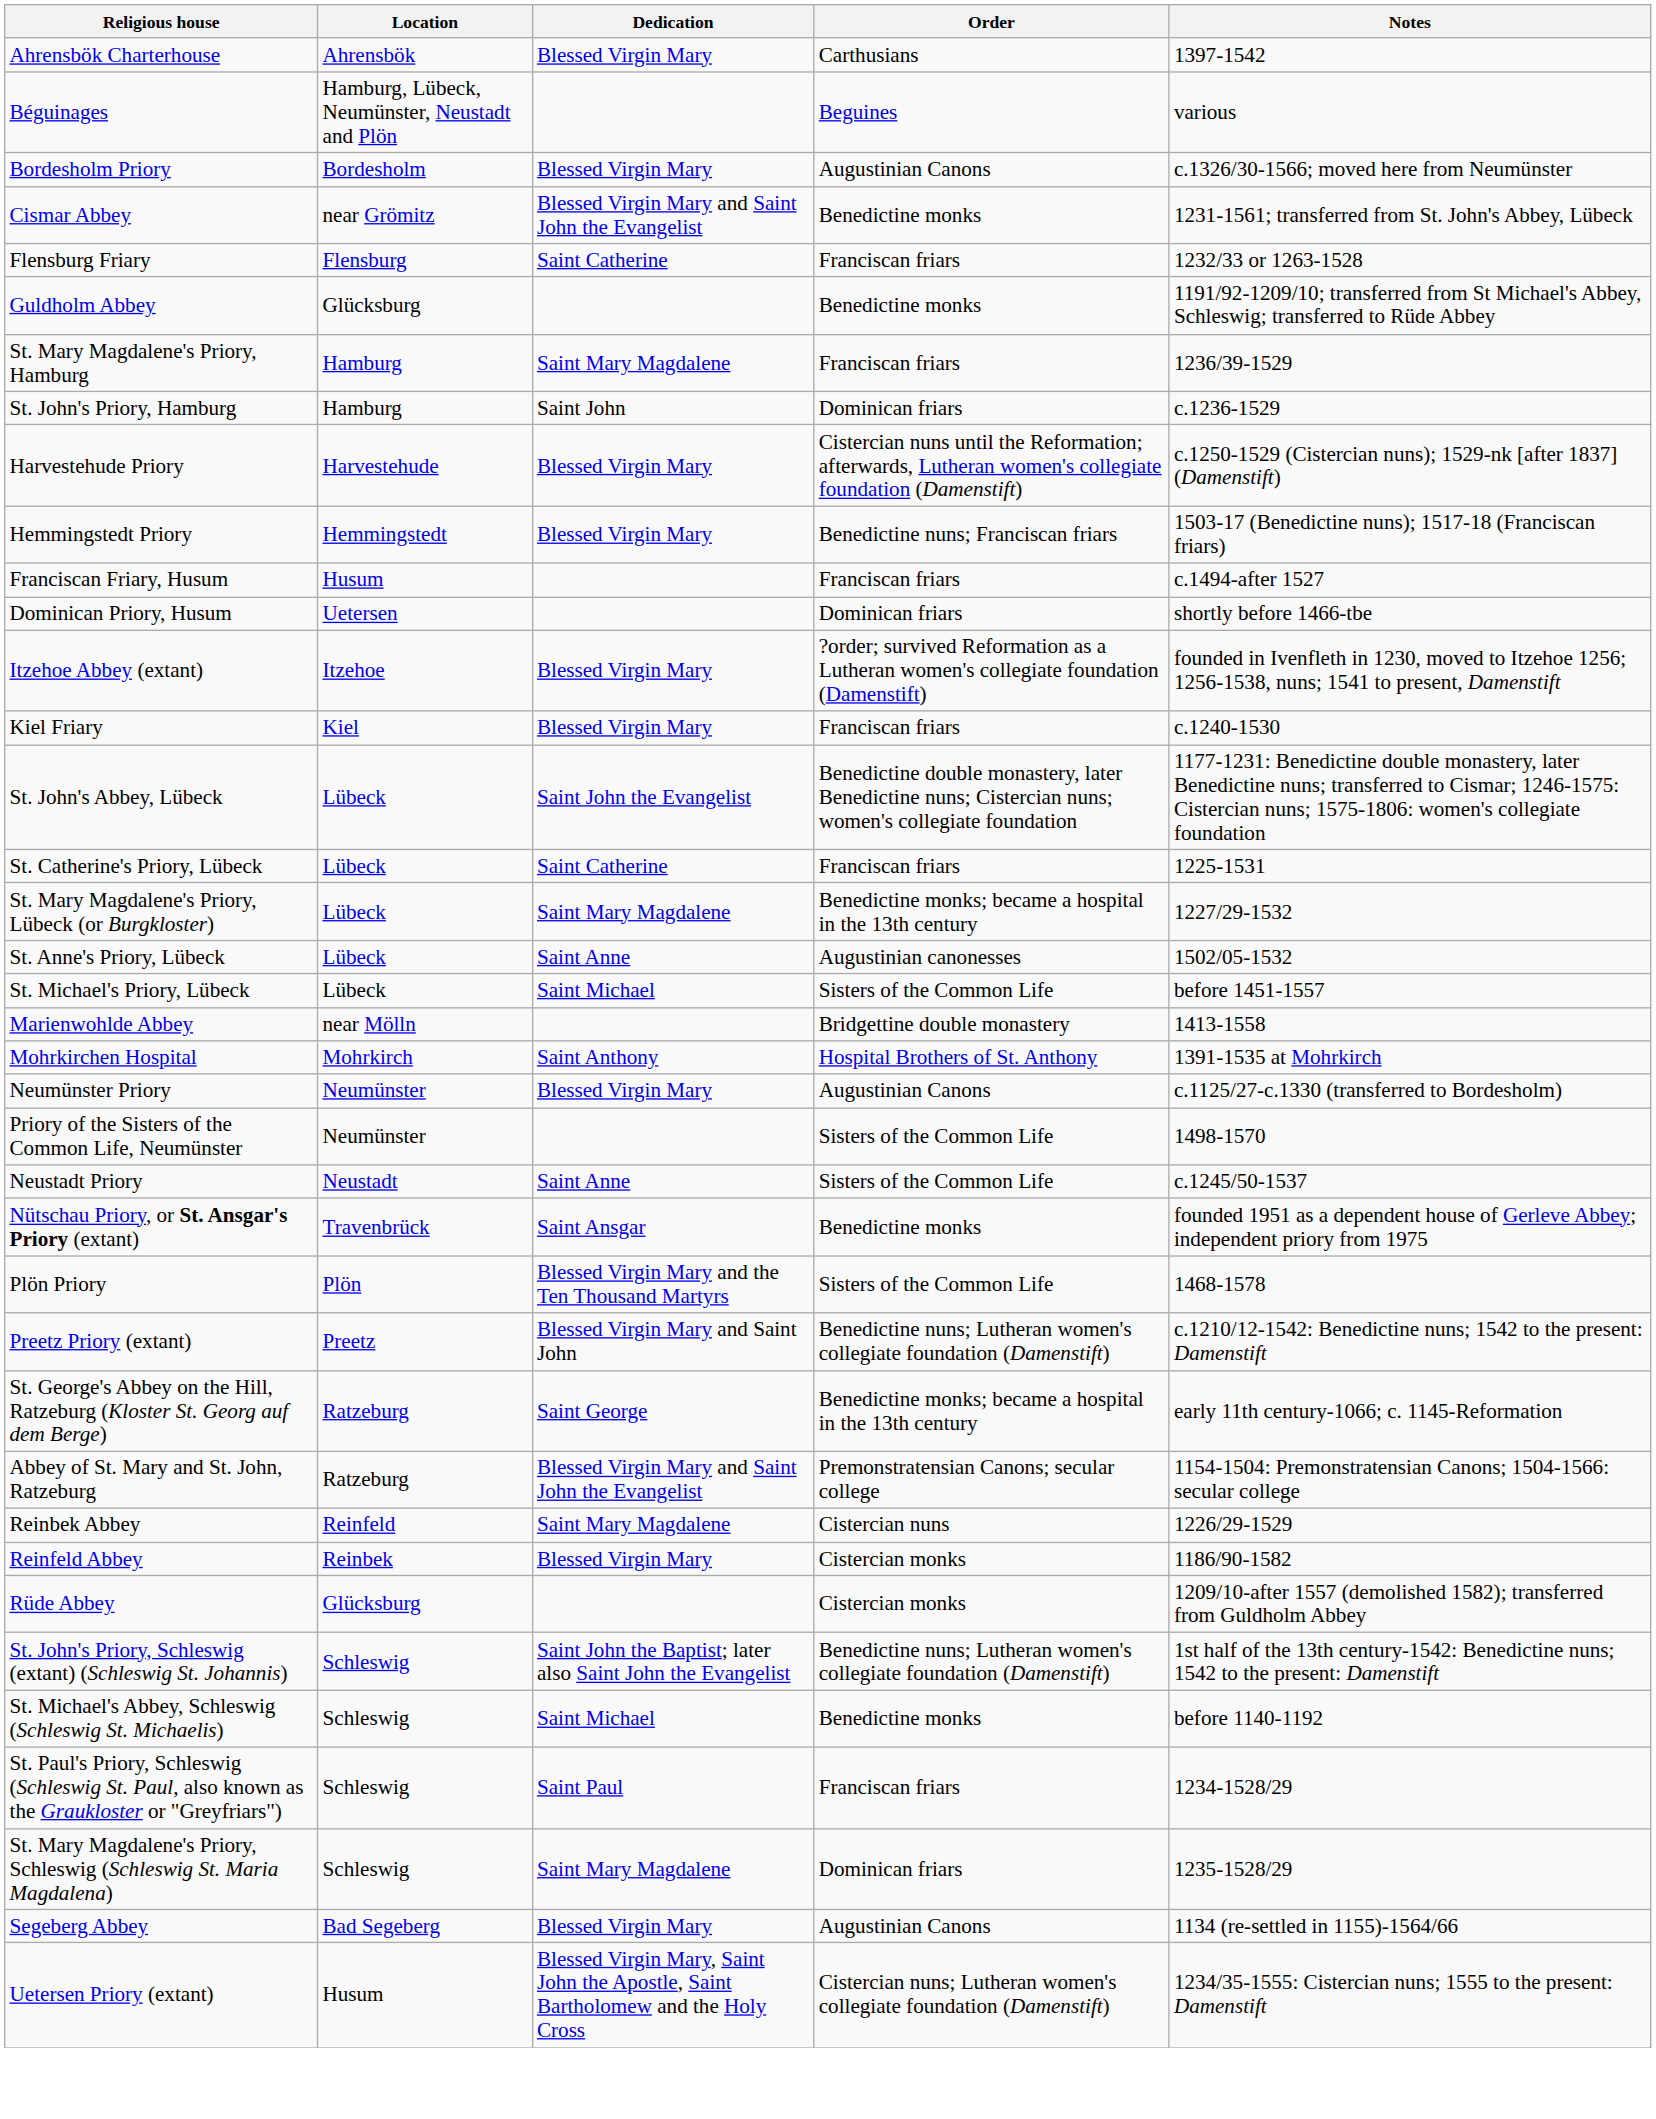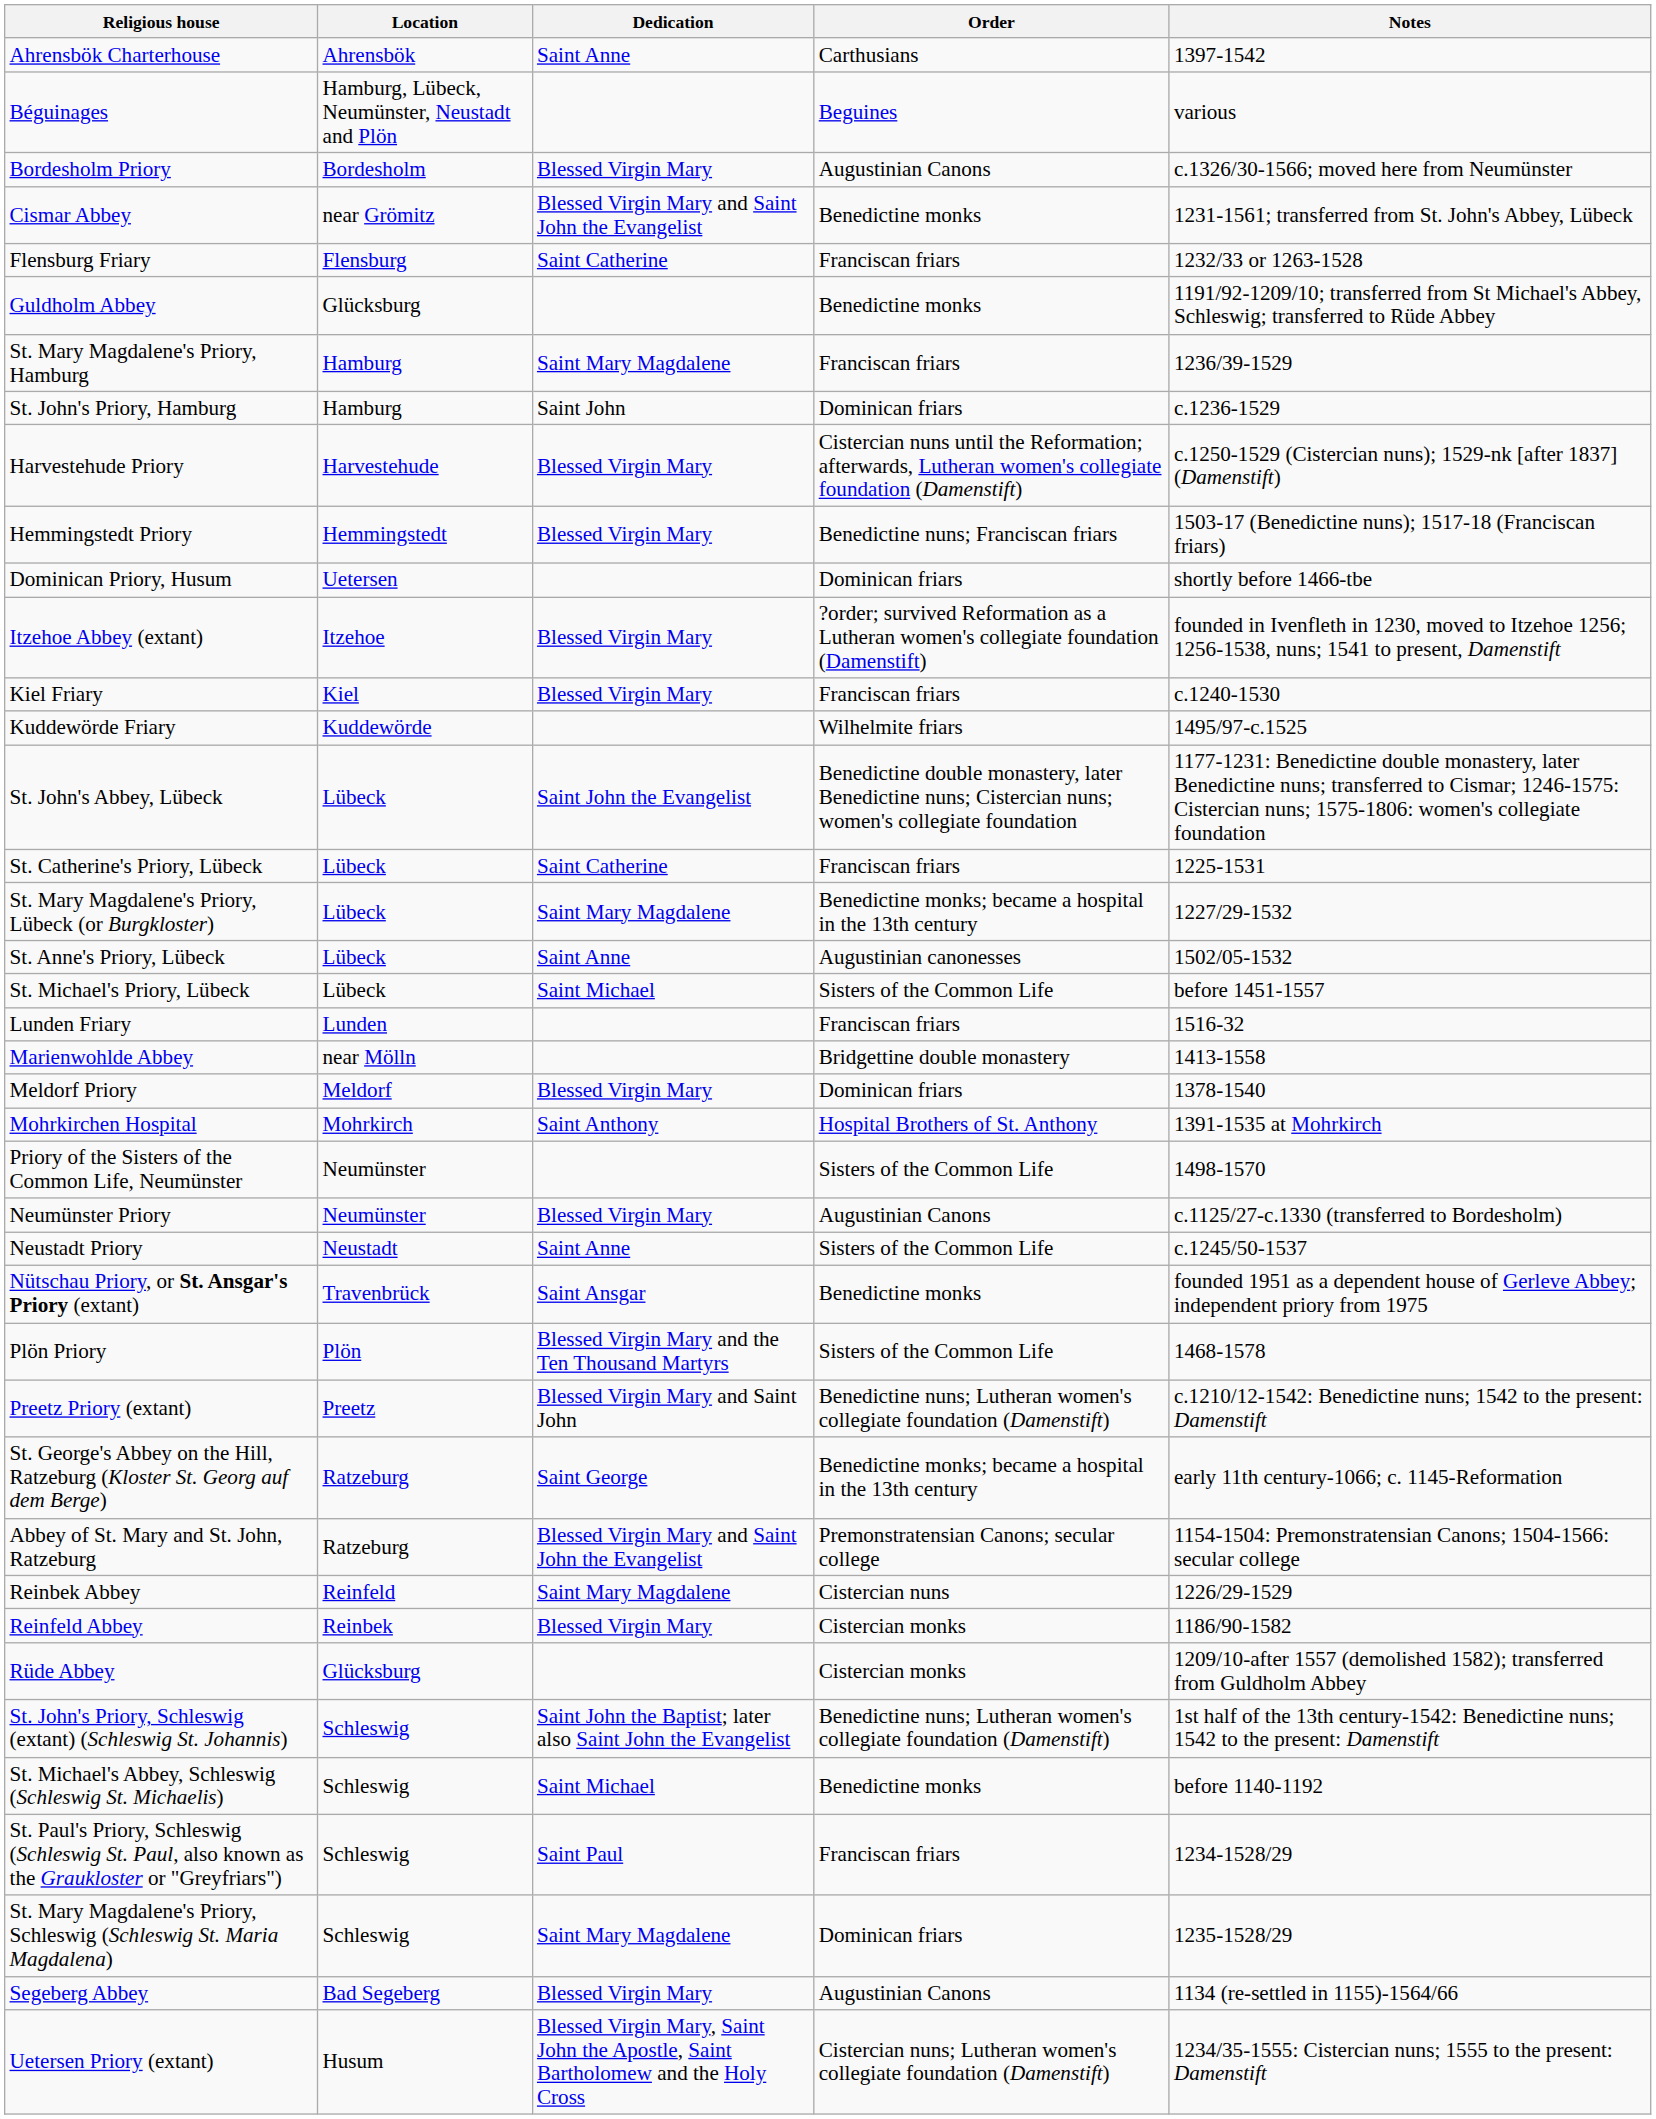(625, 54) Blessed Virgin Mary -> (584, 54) Saint Anne
- row: (119, 579)
+ row: (93, 727)
+ row: (70, 1023)
+ row: (73, 1090)
rows swapped: (90, 1090) <-> (126, 1136)
